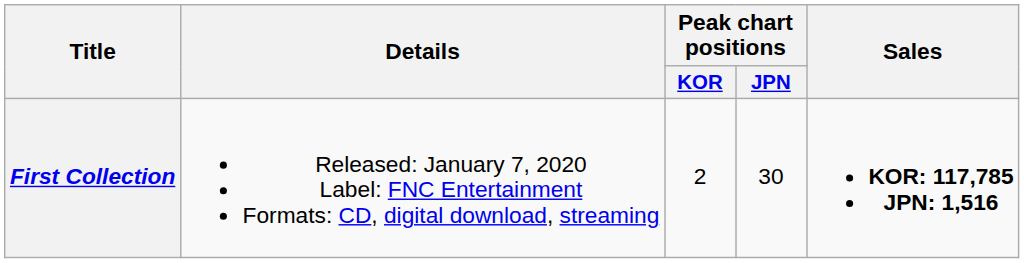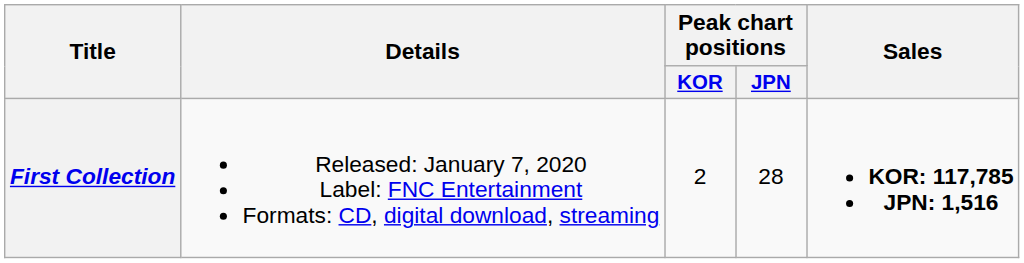(771, 177) 30 -> (771, 177) 28
